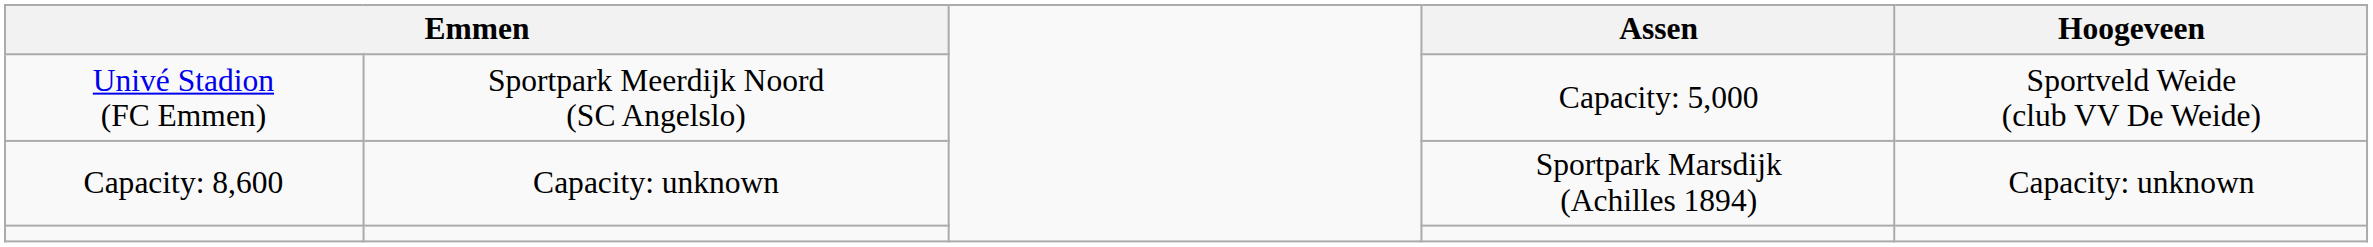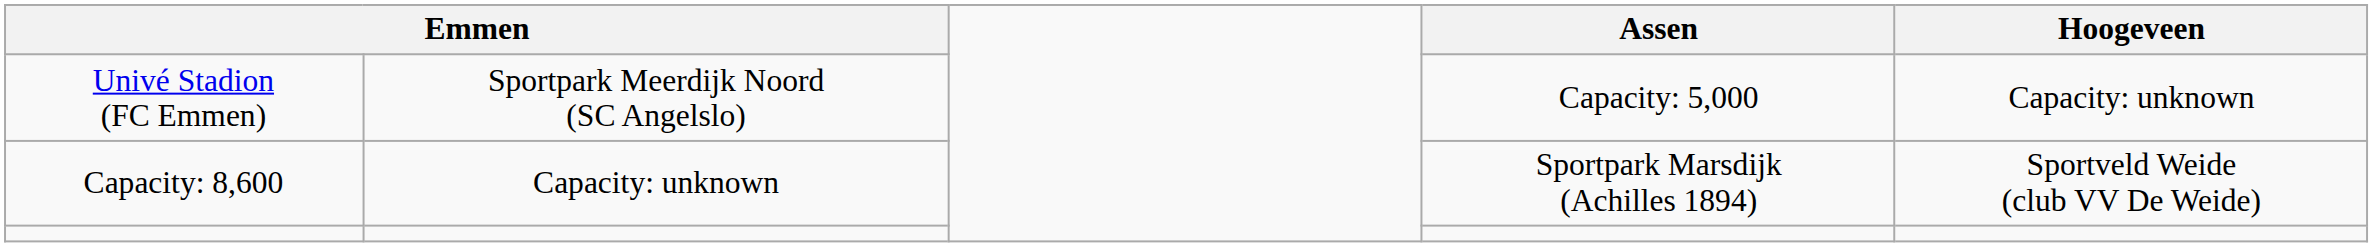(2131, 97) Sportveld Weide (club VV De Weide) -> (2131, 97) Capacity: unknown
(2131, 182) Capacity: unknown -> (2131, 182) Sportveld Weide (club VV De Weide)
